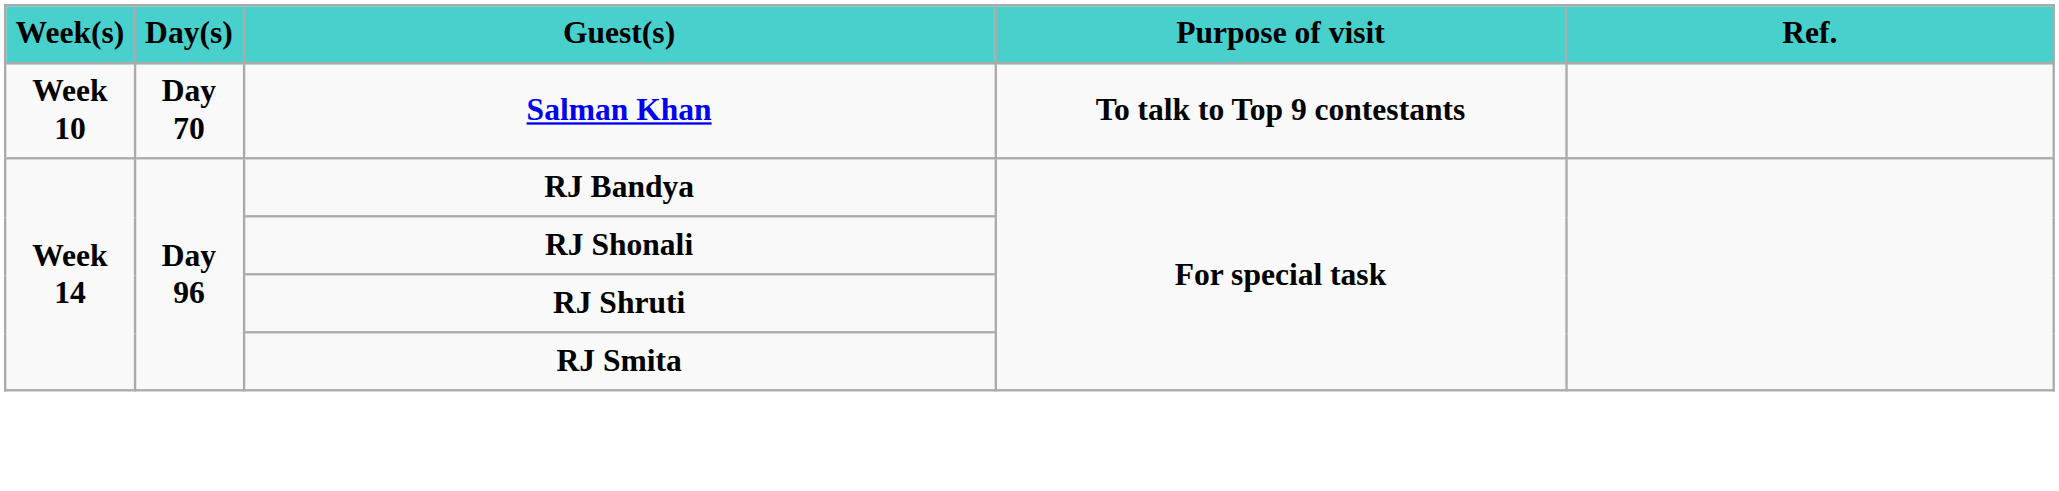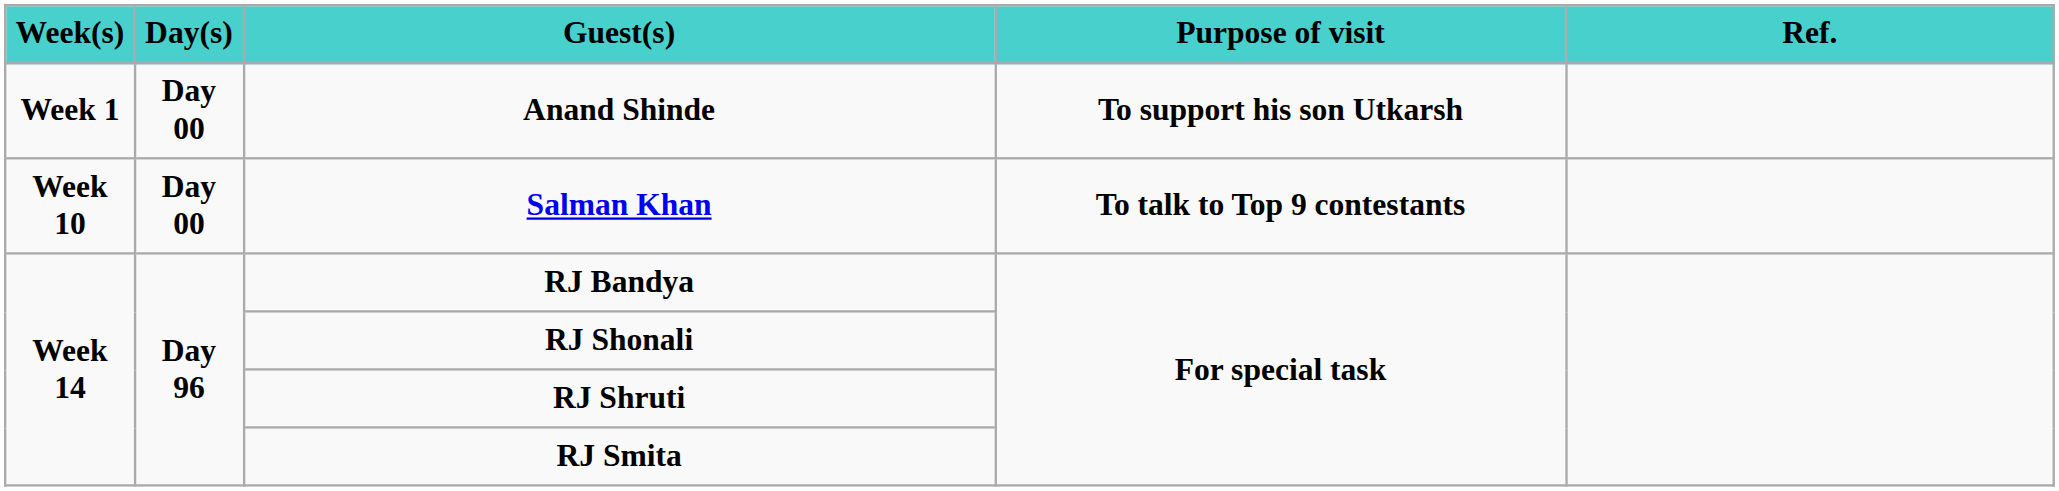+ row: (619, 109)
(189, 109) Day 70 -> (189, 204) Day 00
